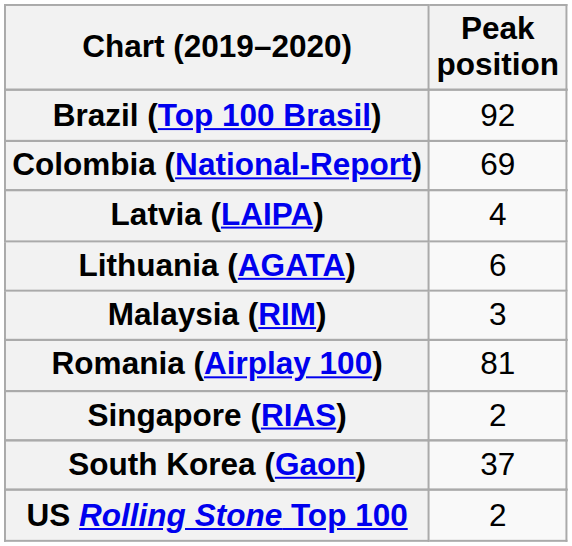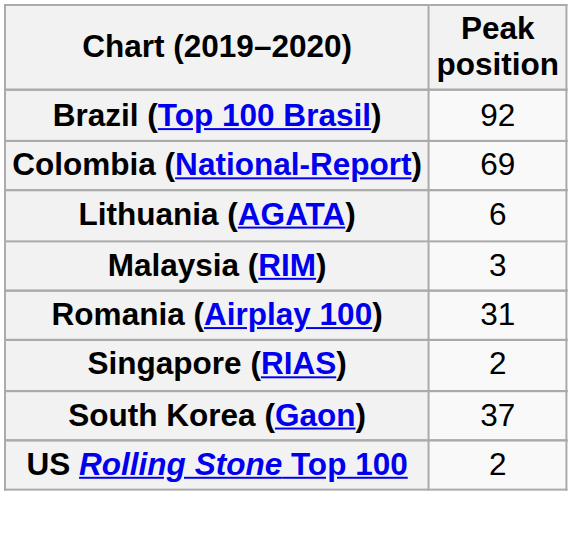- row: (217, 214)
(498, 364) 81 -> (498, 314) 31
